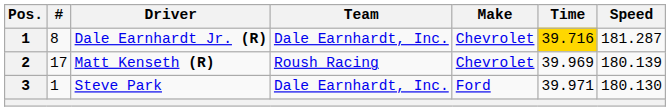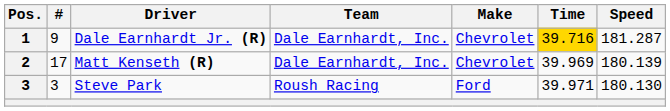(54, 40) 8 -> (54, 40) 9
(326, 64) Roush Racing -> (361, 64) Dale Earnhardt, Inc.
(54, 87) 1 -> (54, 87) 3
(361, 87) Dale Earnhardt, Inc. -> (326, 87) Roush Racing
